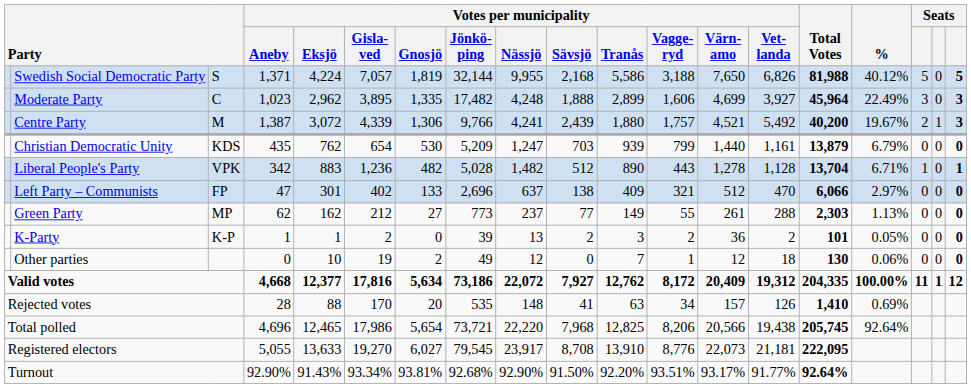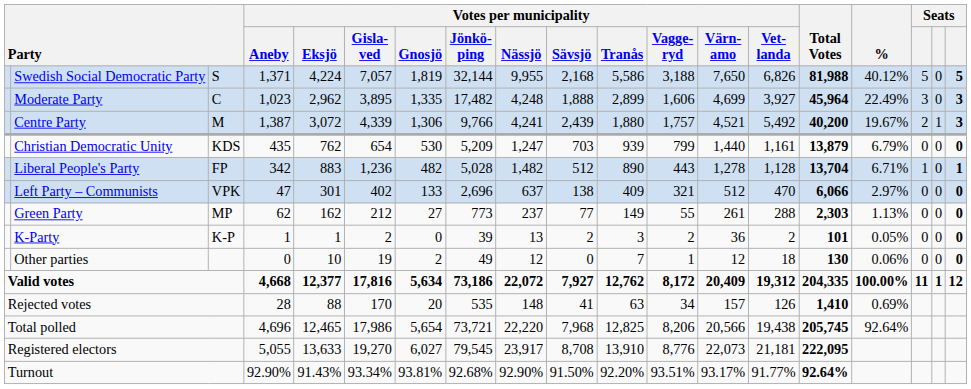(226, 169) VPK -> (220, 169) FP
(220, 191) FP -> (226, 191) VPK
